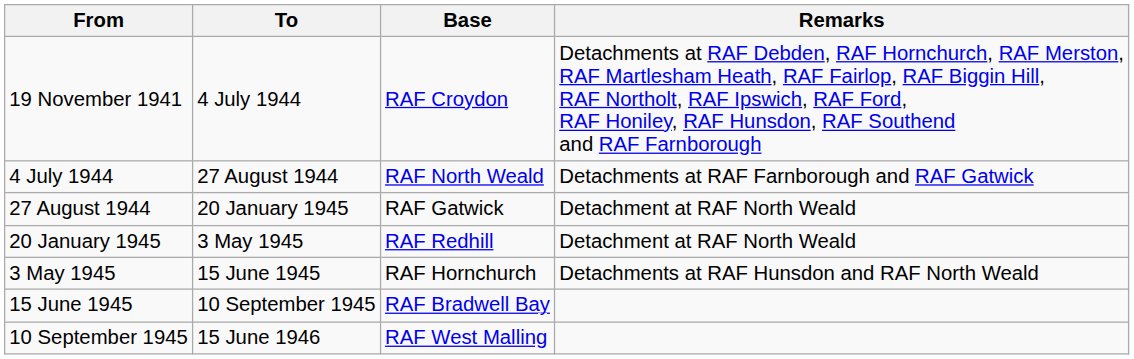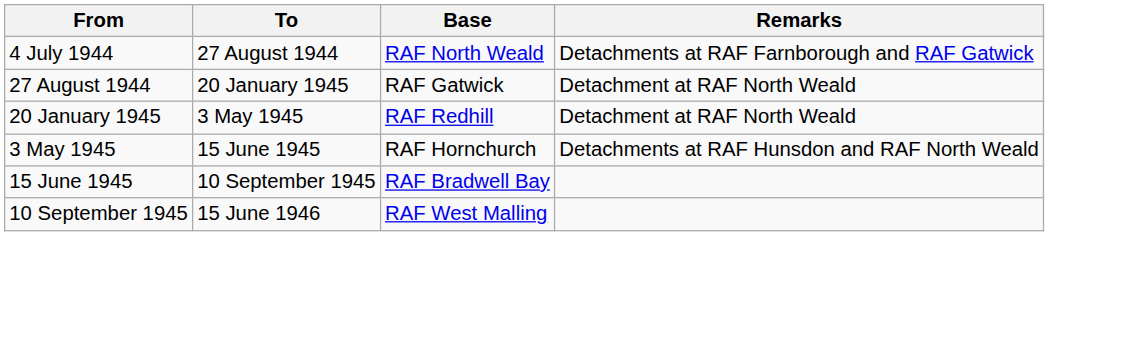- row: (96, 98)
